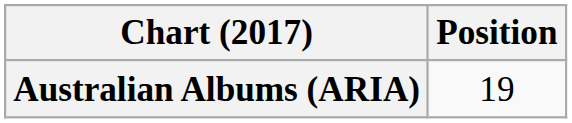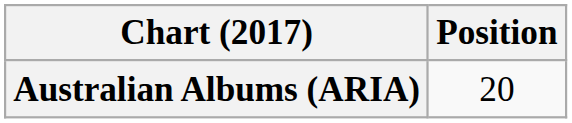(497, 88) 19 -> (497, 88) 20
